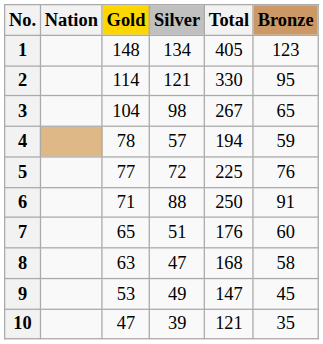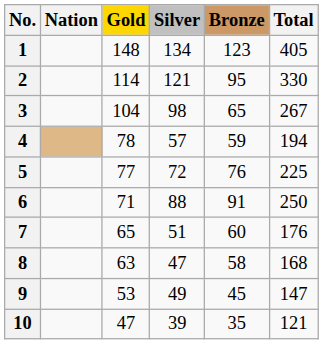columns swapped: (286, 20) <-> (229, 20)
